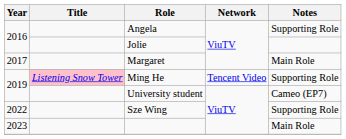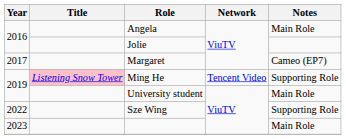(305, 28) Supporting Role -> (293, 28) Main Role
(293, 61) Main Role -> (299, 61) Cameo (EP7)
(299, 93) Cameo (EP7) -> (293, 93) Main Role
